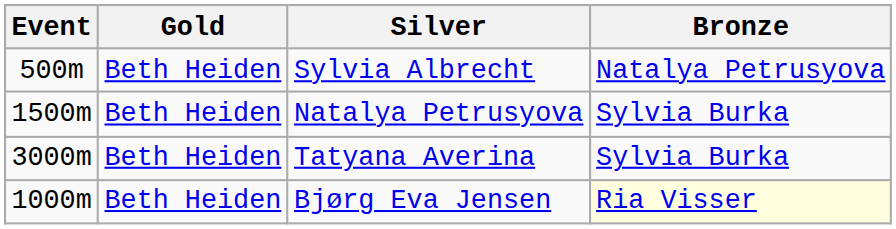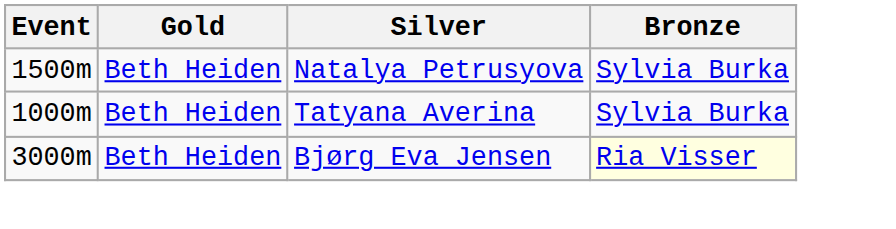- row: (415, 70)
(52, 158) 3000m -> (52, 114) 1000m
(52, 201) 1000m -> (52, 158) 3000m
